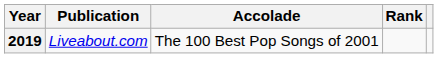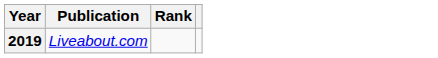- column: (267, 16)
